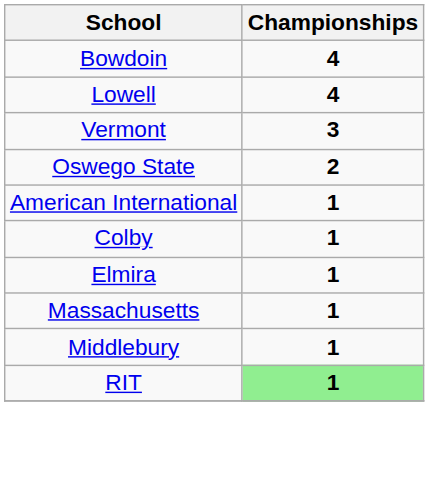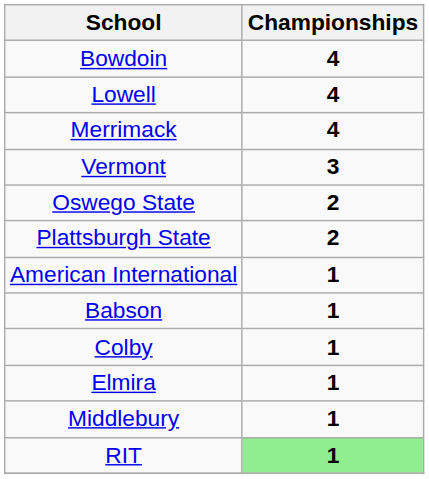+ row: (124, 130)
+ row: (124, 238)
+ row: (124, 310)
- row: (124, 310)
